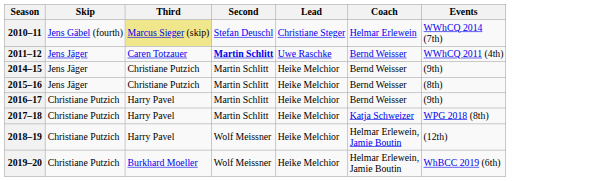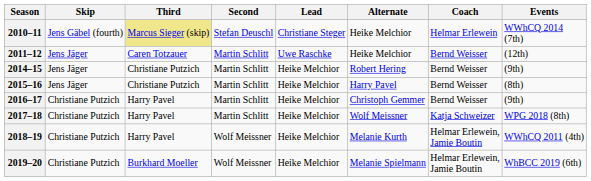+ column: (388, 12)
(244, 54) bold -> (241, 54) normal
(464, 54) WWhCQ 2011 (4th) -> (516, 54) (12th)
(436, 137) (12th) -> (544, 137) WWhCQ 2011 (4th)
